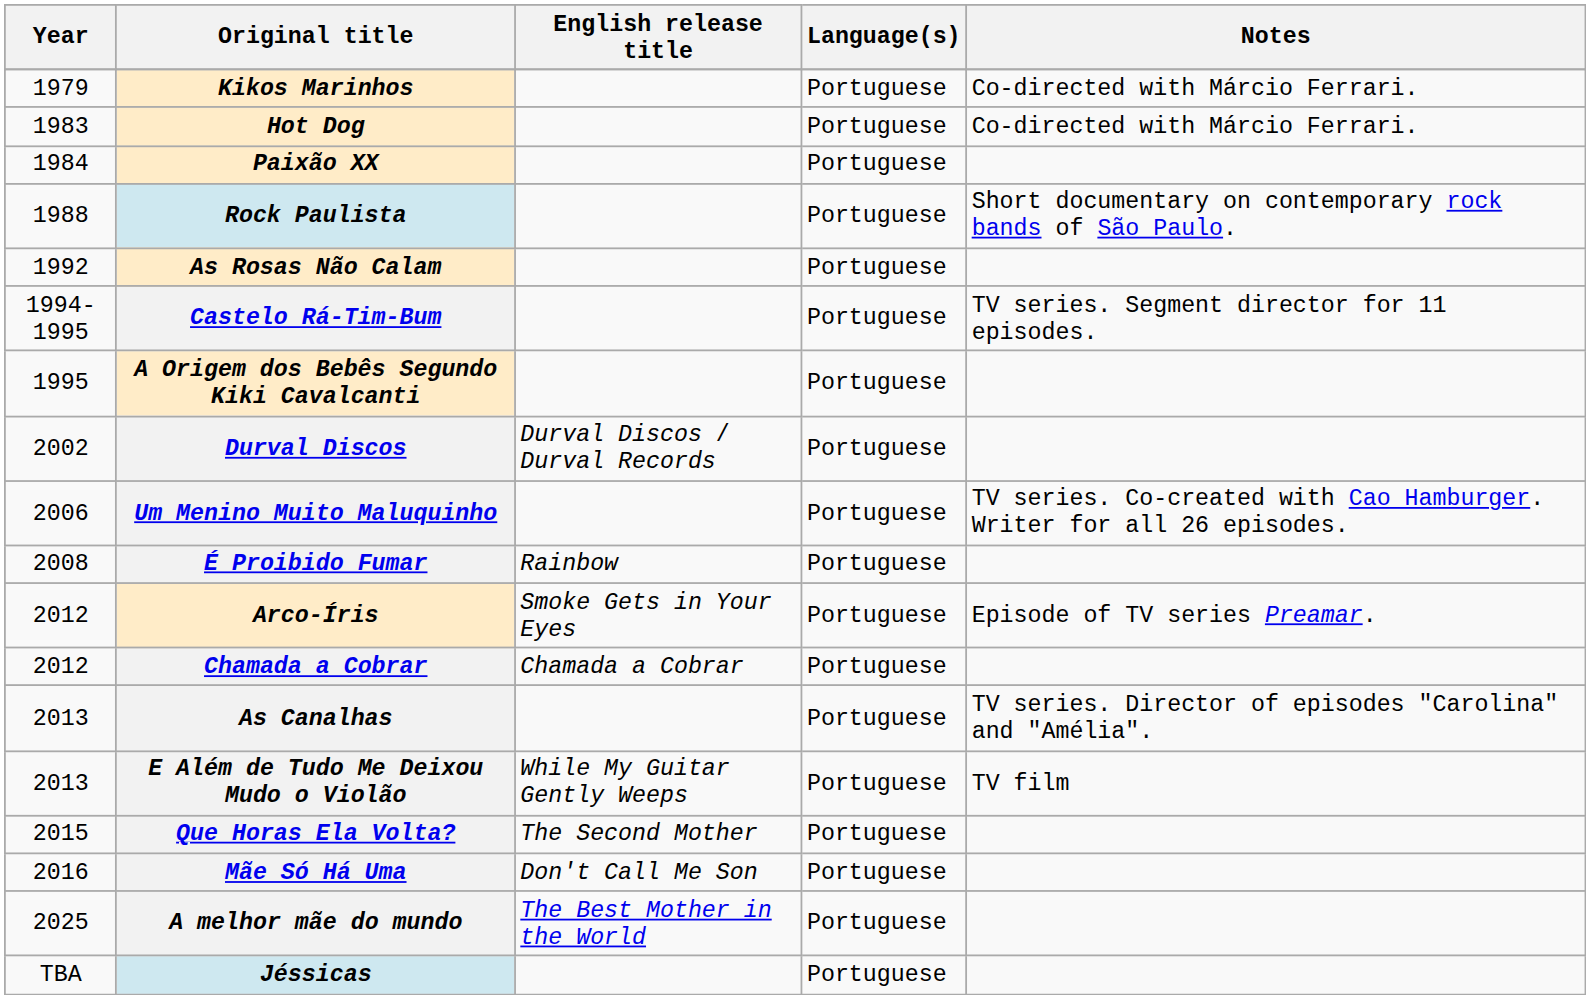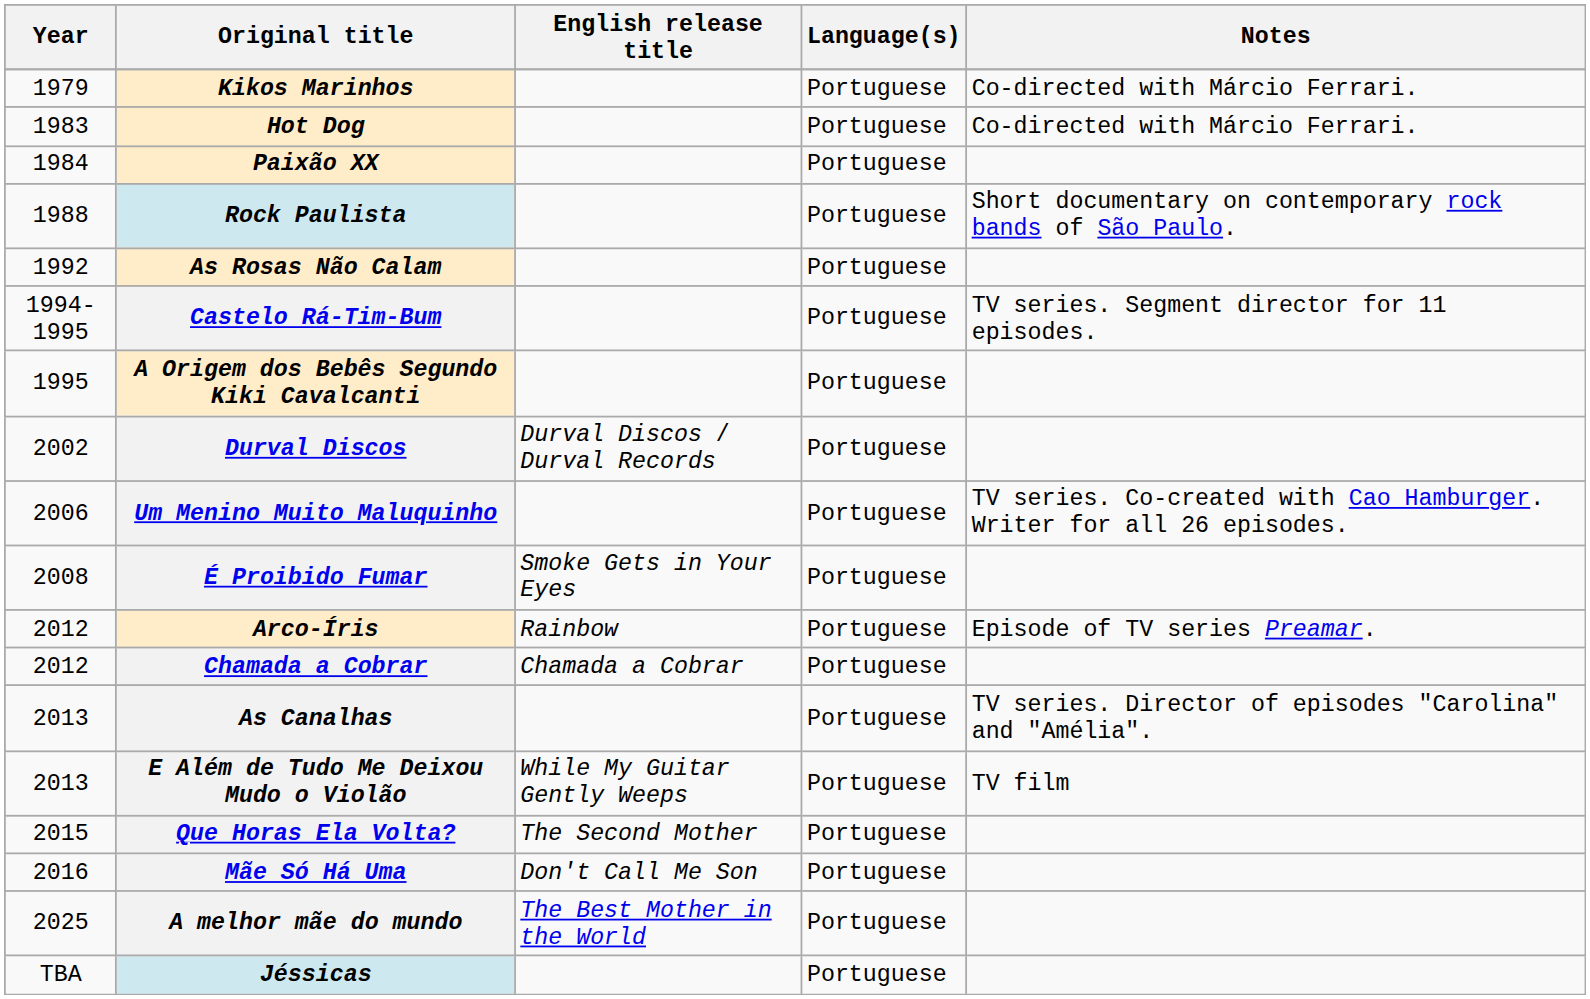(569, 564) Rainbow -> (646, 578) Smoke Gets in Your Eyes
(646, 616) Smoke Gets in Your Eyes -> (569, 629) Rainbow
